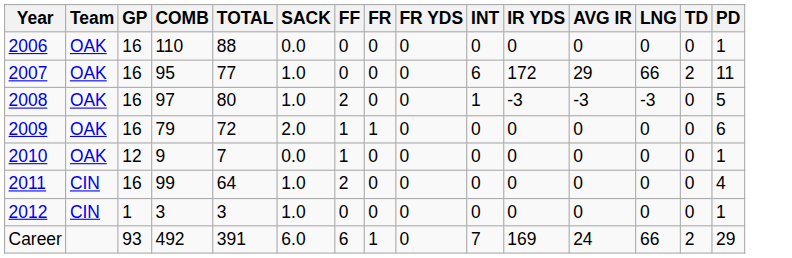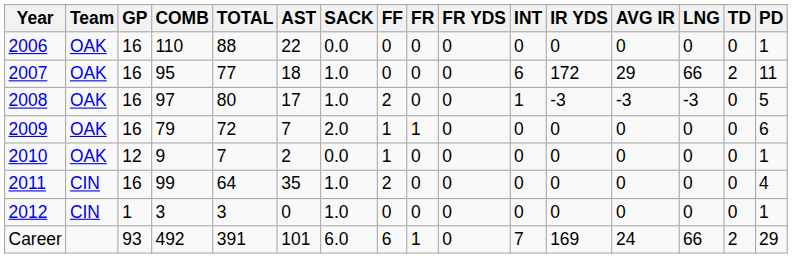+ column: (299, 18)
